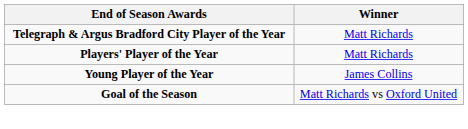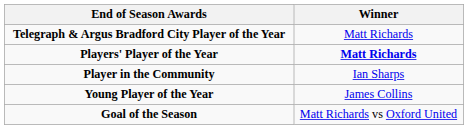(378, 54) normal -> (378, 54) bold
+ row: (149, 74)
